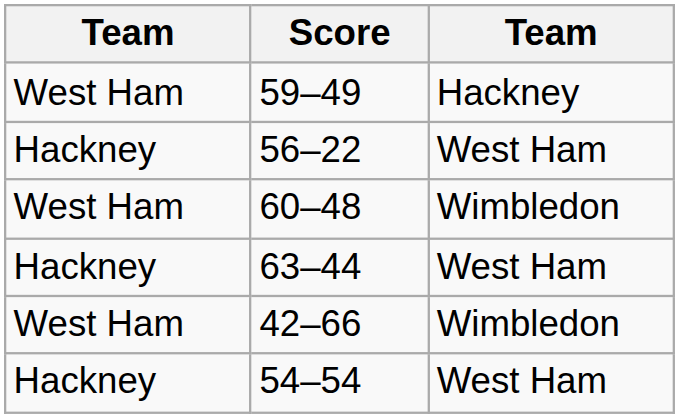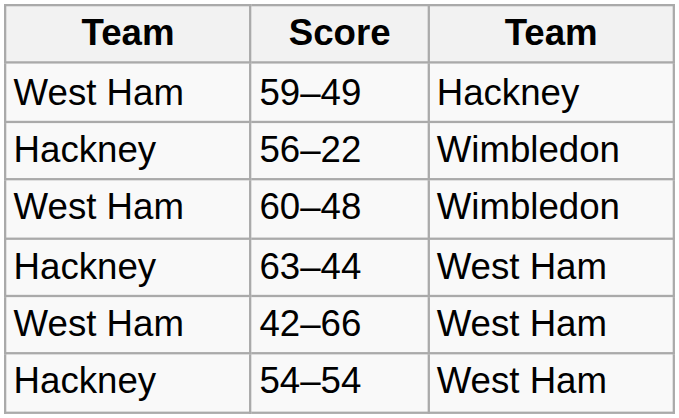(522, 149) West Ham -> (528, 149) Wimbledon
(528, 324) Wimbledon -> (522, 324) West Ham
